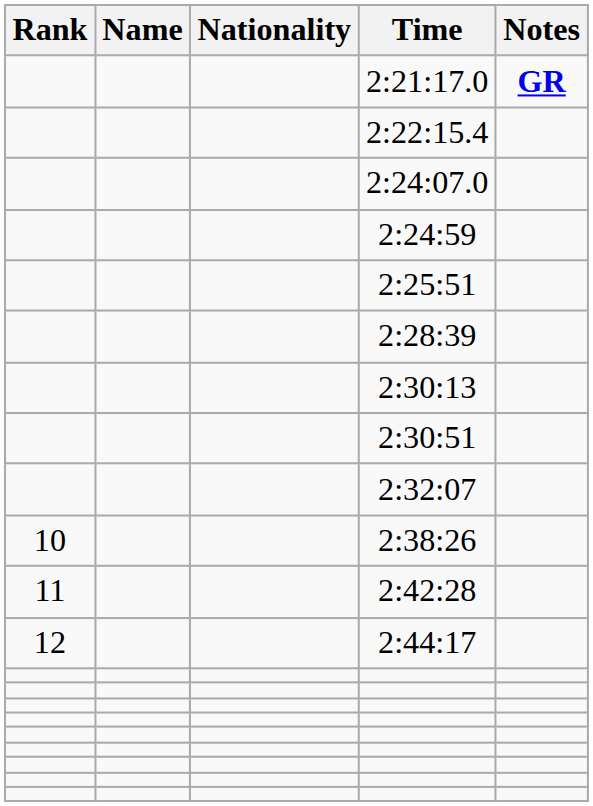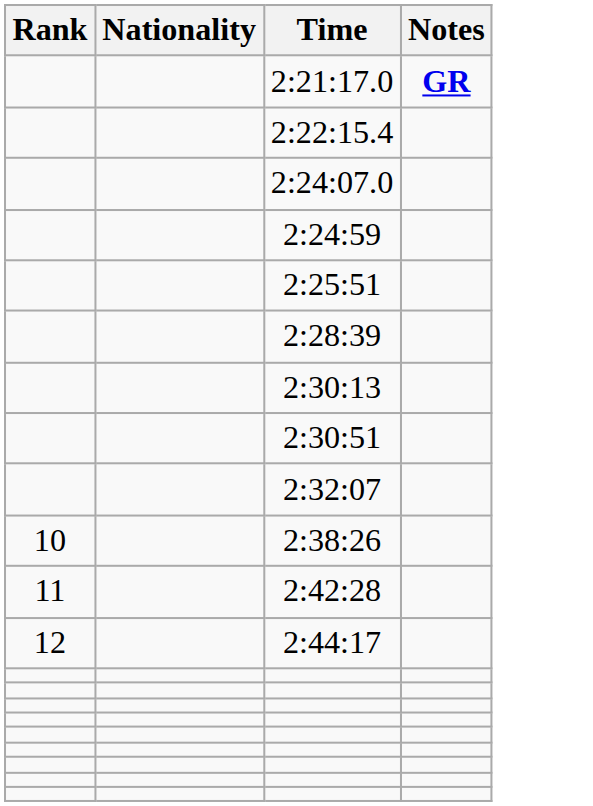- column: (143, 30)
